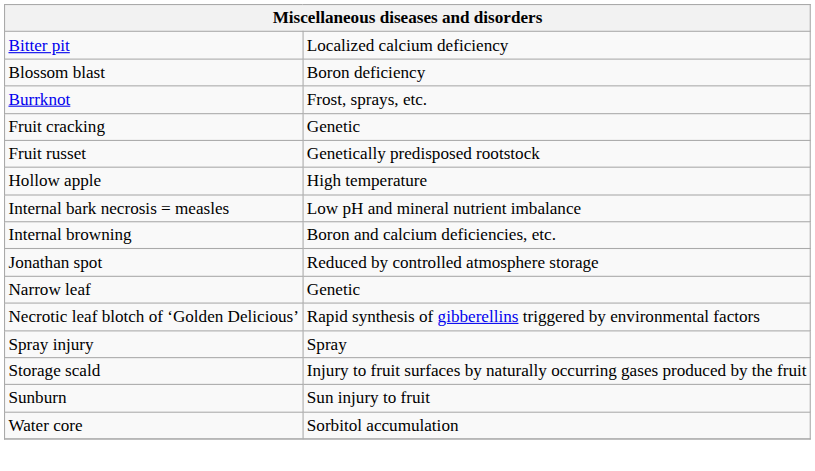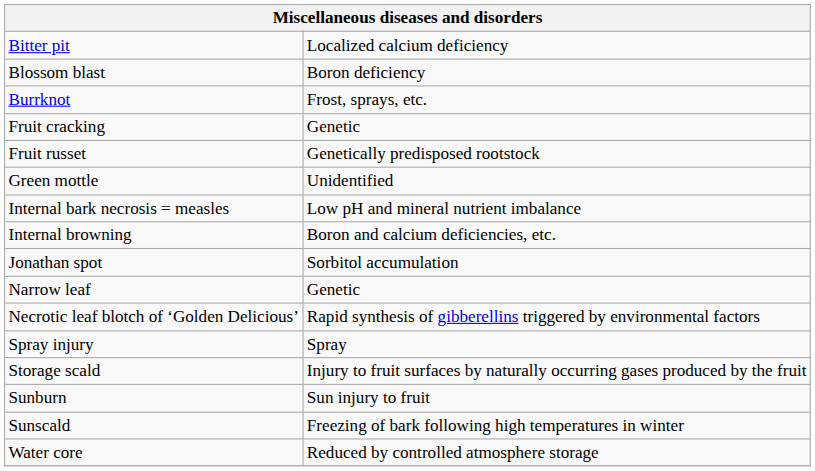+ row: (53, 180)
- row: (55, 180)
(453, 262) Reduced by controlled atmosphere storage -> (383, 262) Sorbitol accumulation
+ row: (39, 425)
(383, 425) Sorbitol accumulation -> (453, 452) Reduced by controlled atmosphere storage
